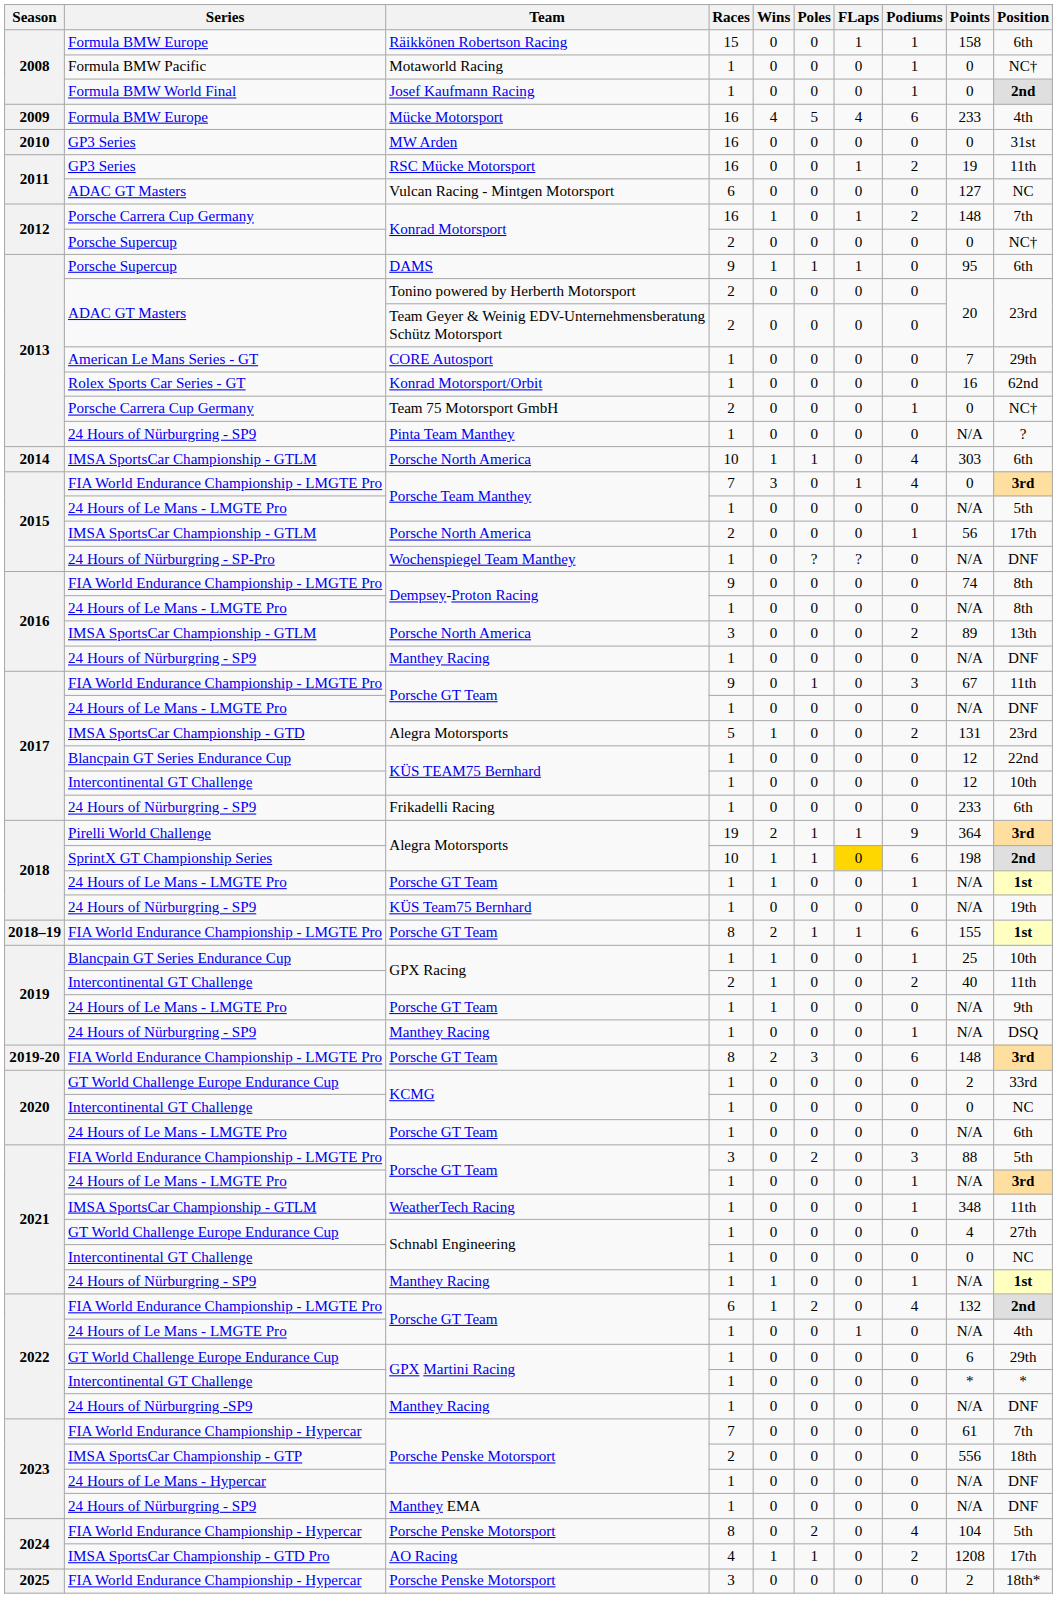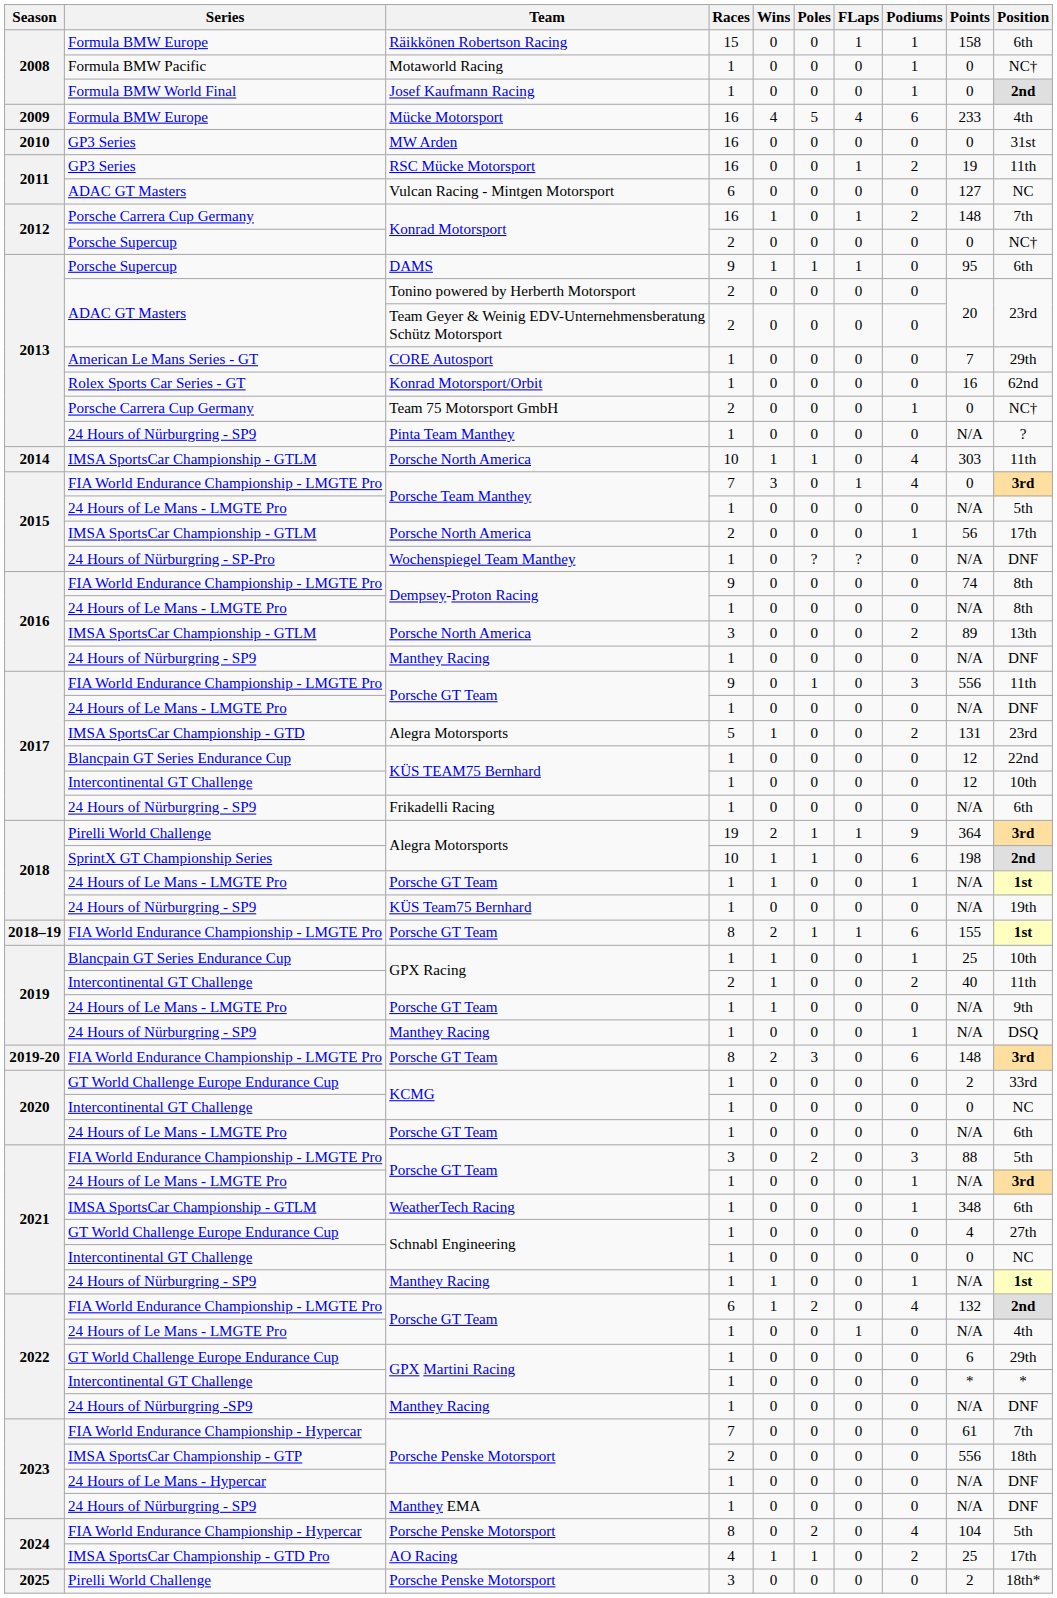(1023, 459) 6th -> (1023, 459) 11th
(970, 683) 67 -> (970, 683) 556
(970, 808) 233 -> (970, 808) N/A
(859, 858) gold background -> (859, 858) no background
(1023, 1207) 11th -> (1023, 1207) 6th
(970, 1556) 1208 -> (970, 1556) 25
(215, 1581) FIA World Endurance Championship - Hypercar -> (139, 1581) Pirelli World Challenge
